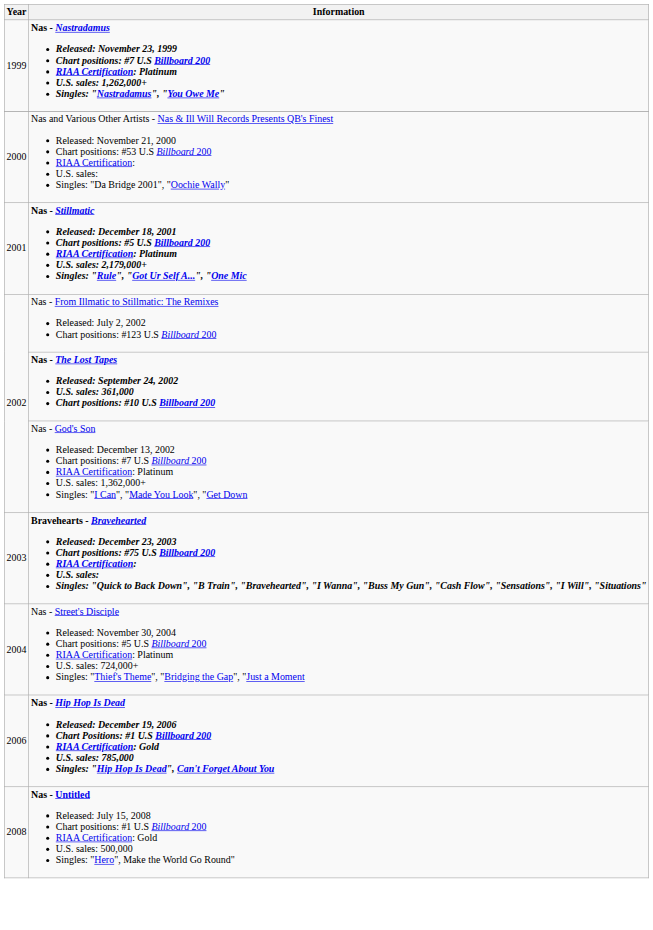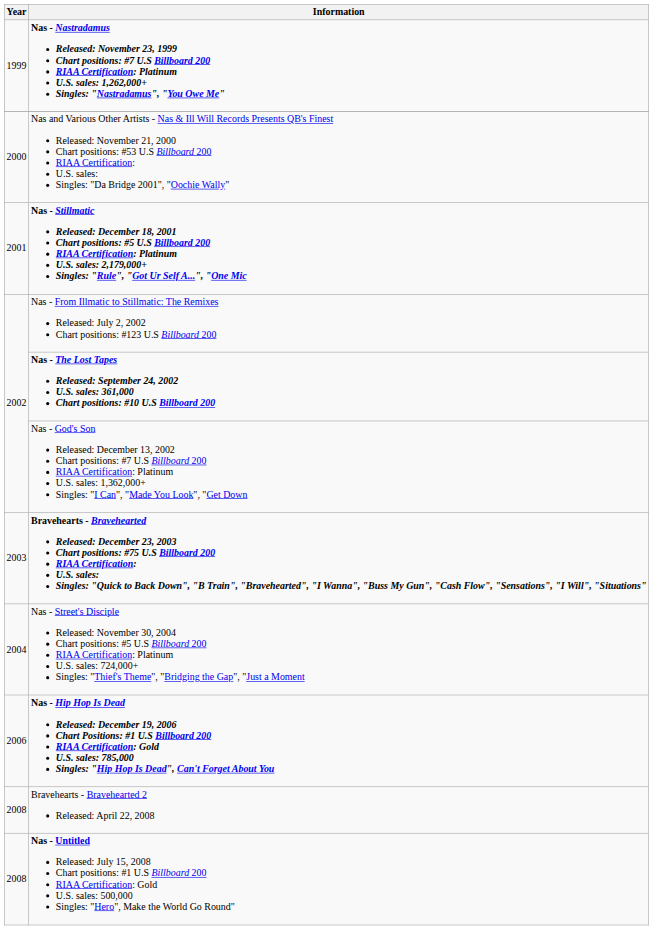+ row: (339, 805)
